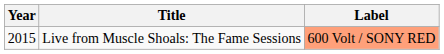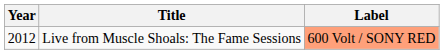(22, 37) 2015 -> (22, 37) 2012
